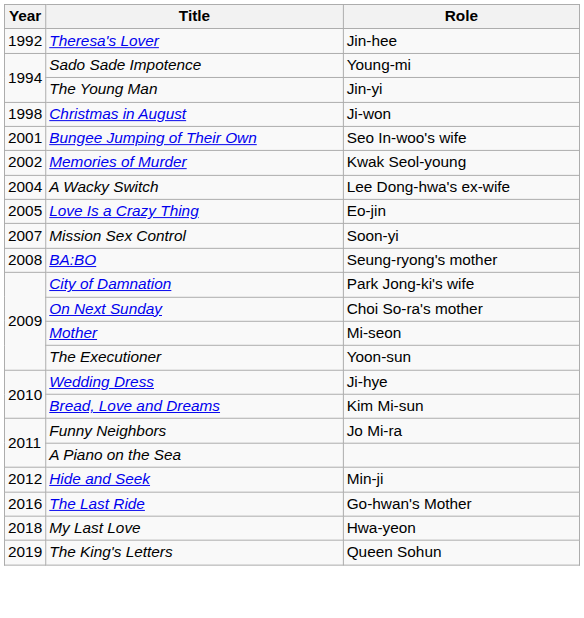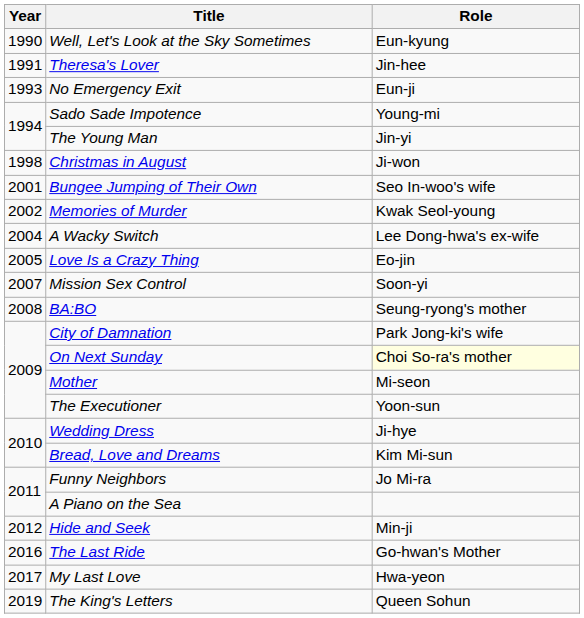+ row: (180, 41)
(25, 41) 1992 -> (25, 65) 1991
+ row: (115, 89)
(415, 308) no background -> (444, 357) lightyellow background
(25, 528) 2018 -> (25, 576) 2017
